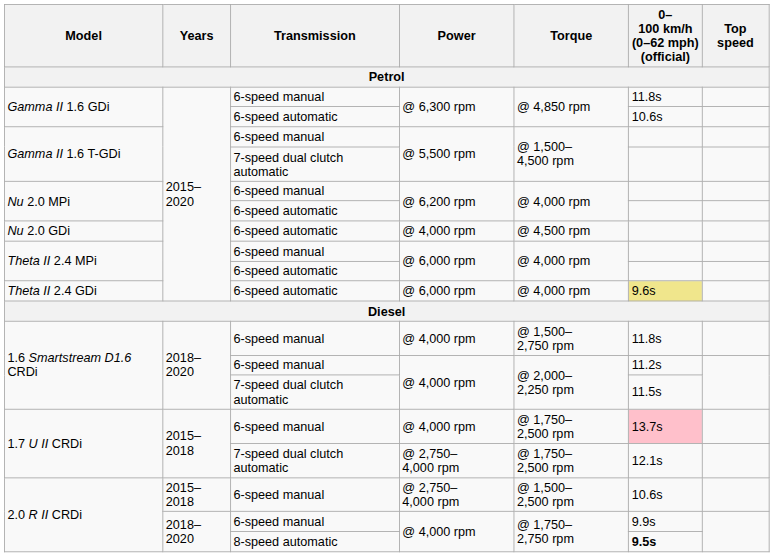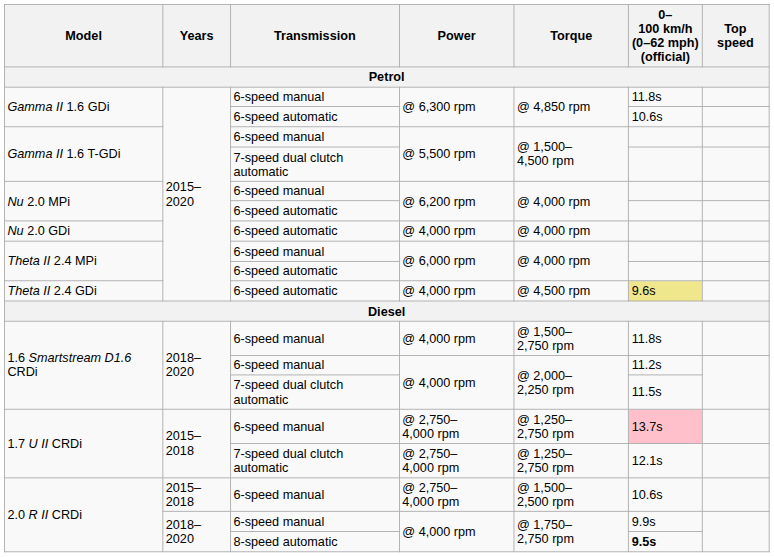(554, 231) @ 4,500 rpm -> (554, 231) @ 4,000 rpm
(439, 291) @ 6,000 rpm -> (439, 291) @ 4,000 rpm
(554, 291) @ 4,000 rpm -> (554, 291) @ 4,500 rpm
(439, 427) @ 4,000 rpm -> (431, 427) @ 2,750–4,000 rpm
(545, 427) @ 1,750–2,500 rpm -> (545, 427) @ 1,250–2,750 rpm
(545, 461) @ 1,750–2,500 rpm -> (545, 461) @ 1,250–2,750 rpm
